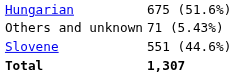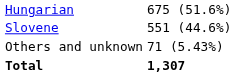rows swapped: (32, 47) <-> (74, 28)
